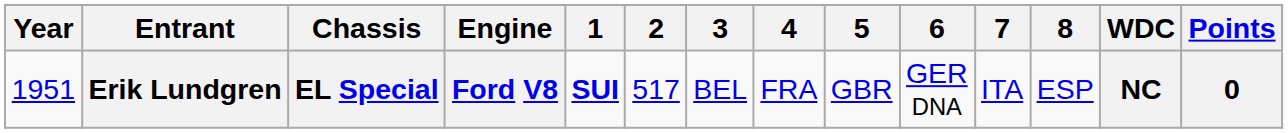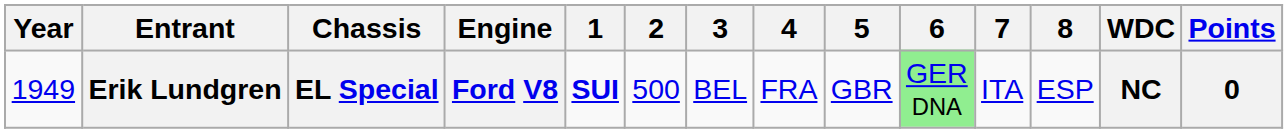(43, 89) 1951 -> (43, 89) 1949
(656, 89) 517 -> (656, 89) 500
(937, 89) no background -> (937, 89) lightgreen background
